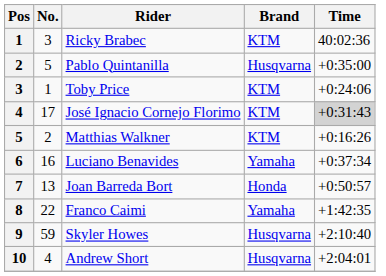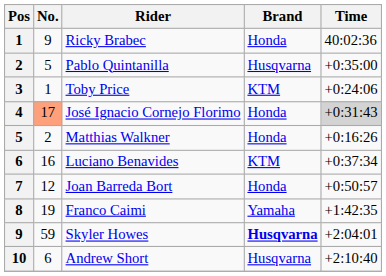(48, 40) 3 -> (48, 40) 9
(264, 40) KTM -> (267, 40) Honda
(48, 113) no background -> (48, 113) lightsalmon background
(264, 113) KTM -> (267, 113) Honda
(264, 137) KTM -> (267, 137) Honda
(271, 161) Yamaha -> (264, 161) KTM
(48, 185) 13 -> (48, 185) 12
(48, 210) 22 -> (48, 210) 19
(279, 234) normal -> (283, 234) bold
(345, 234) +2:10:40 -> (351, 234) +2:04:01
(48, 258) 4 -> (48, 258) 6
(345, 258) +2:04:01 -> (351, 258) +2:10:40
